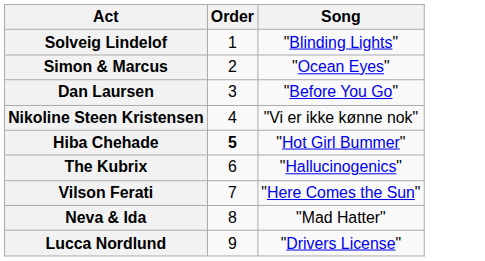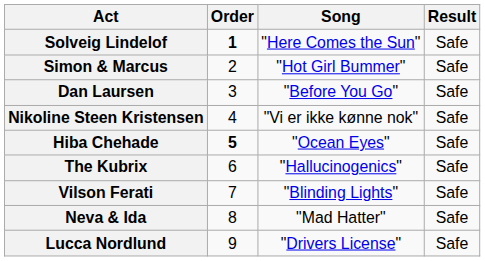+ column: (452, 17)
(232, 42) normal -> (232, 42) bold
(341, 42) "Blinding Lights" -> (341, 42) "Here Comes the Sun"
(341, 67) "Ocean Eyes" -> (341, 67) "Hot Girl Bummer"
(341, 142) "Hot Girl Bummer" -> (341, 142) "Ocean Eyes"
(341, 192) "Here Comes the Sun" -> (341, 192) "Blinding Lights"
